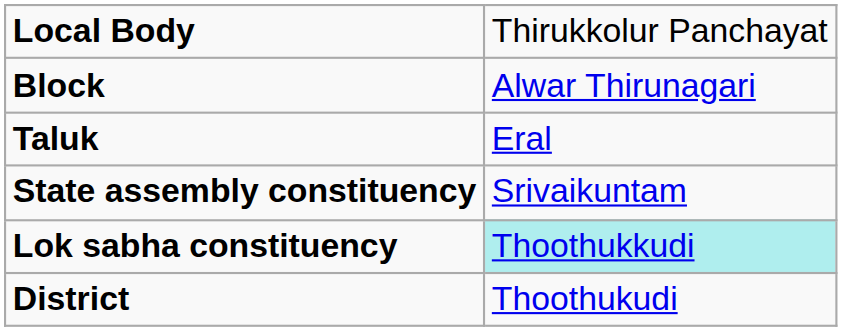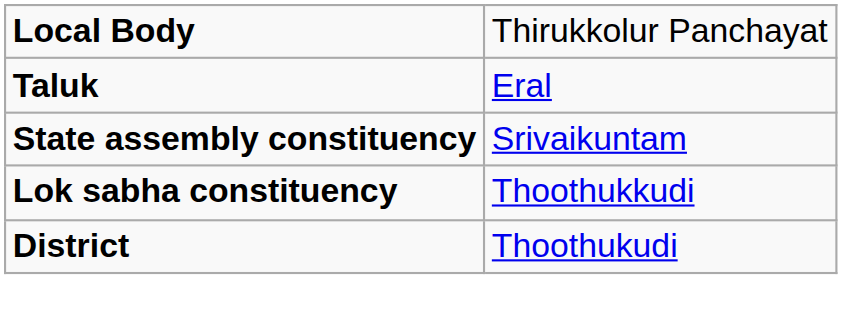- row: (59, 84)
(593, 245) paleturquoise background -> (593, 191) no background
